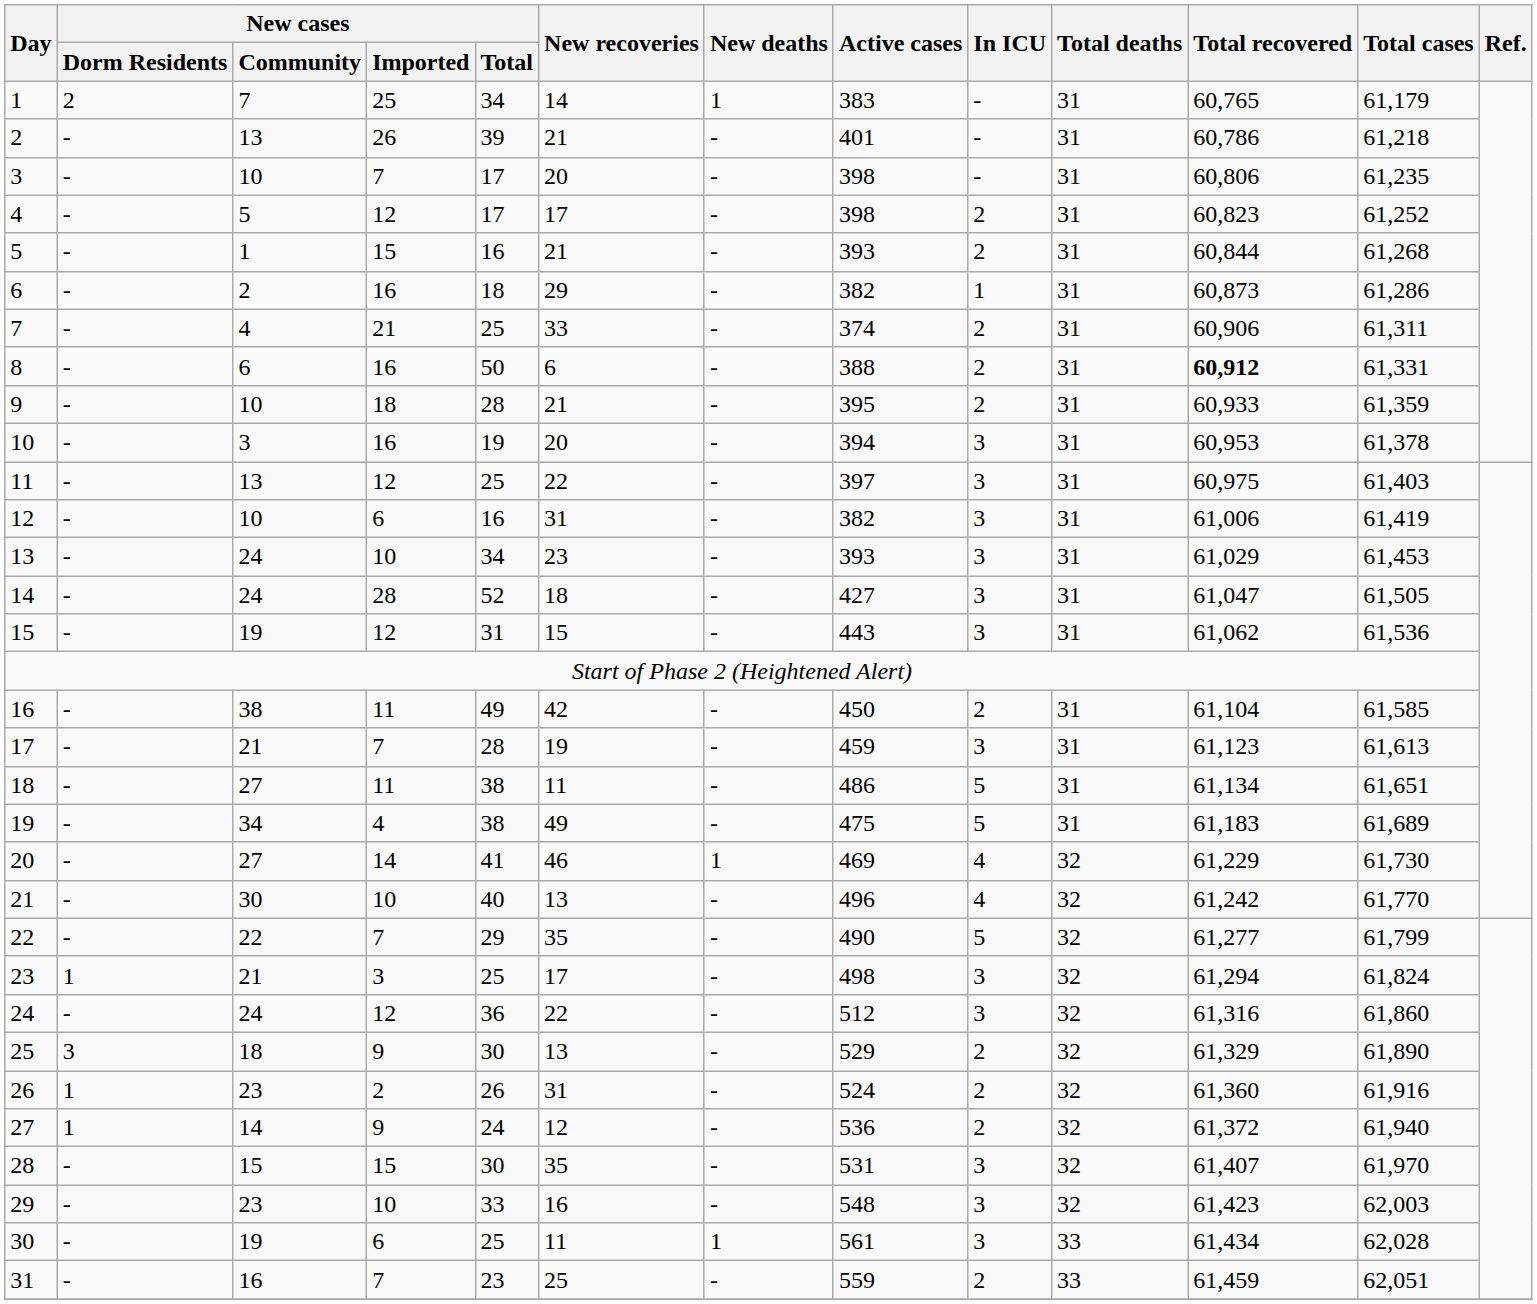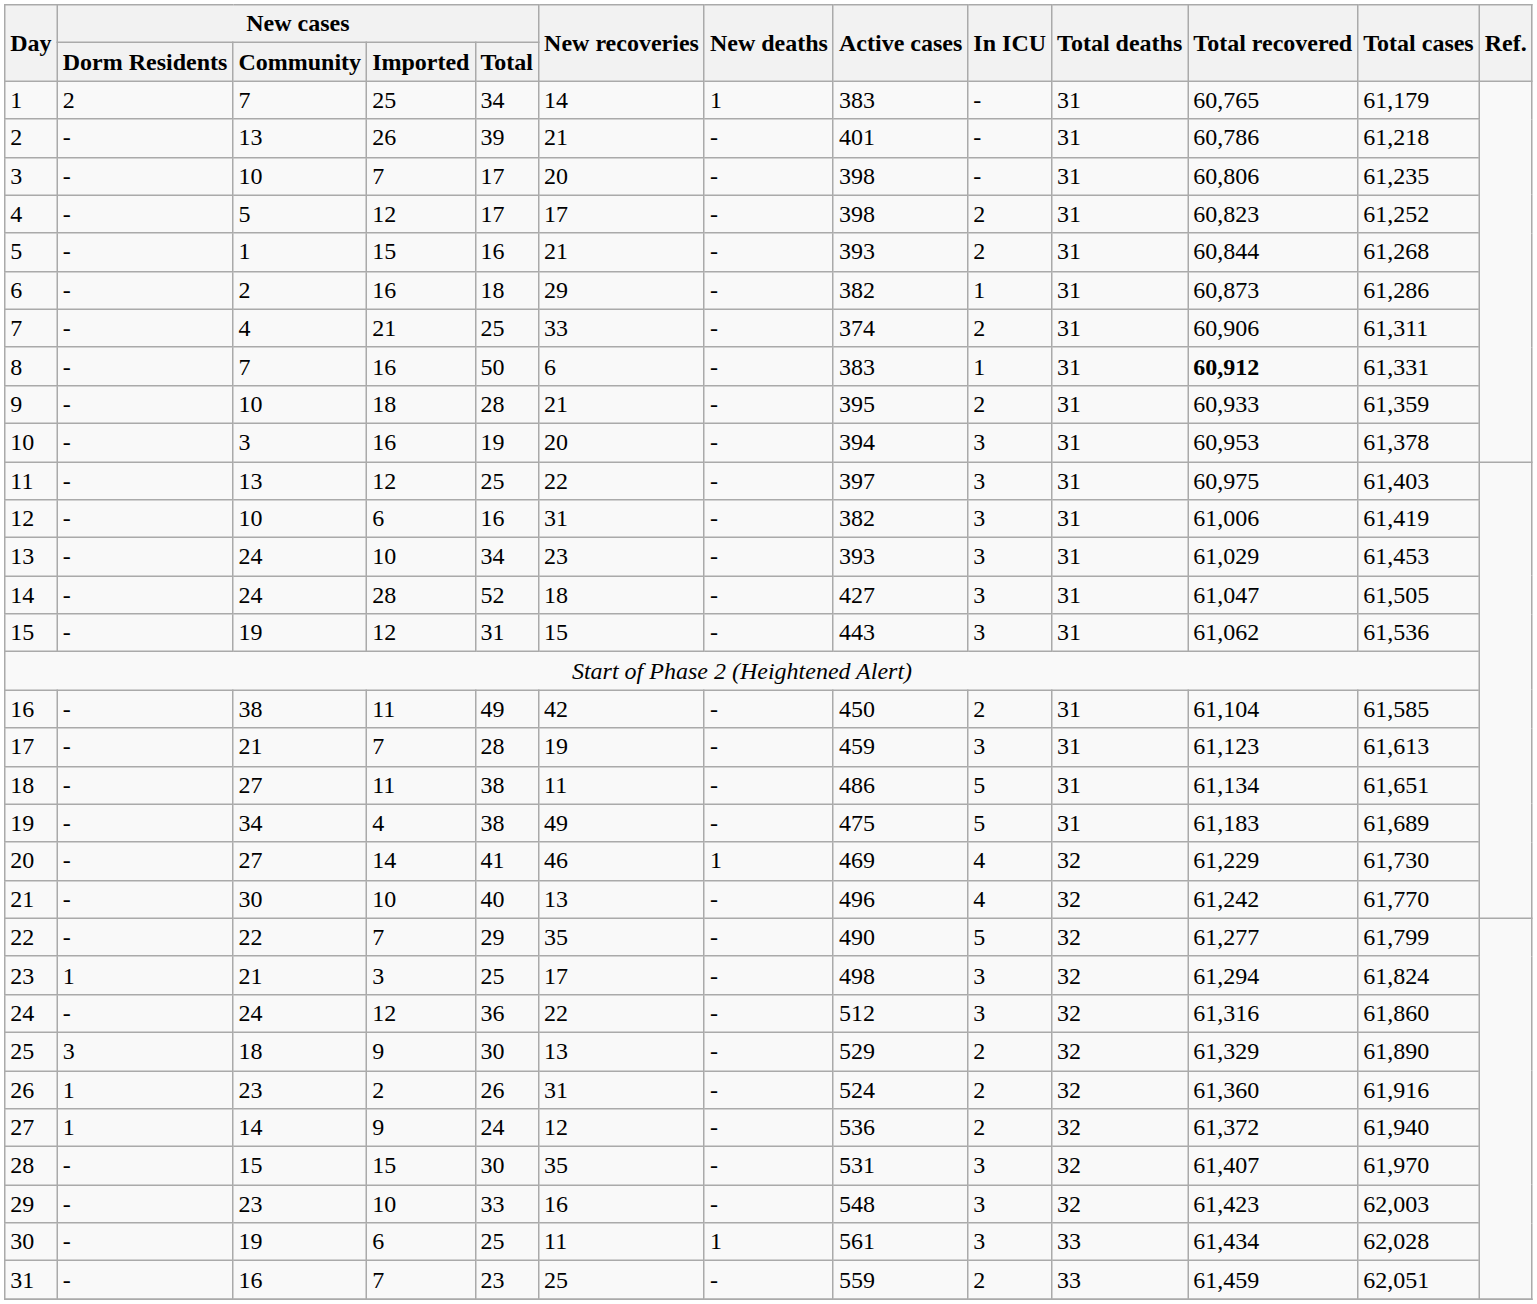(244, 366) 6 -> (244, 366) 7
(857, 366) 388 -> (857, 366) 383
(979, 366) 2 -> (979, 366) 1
